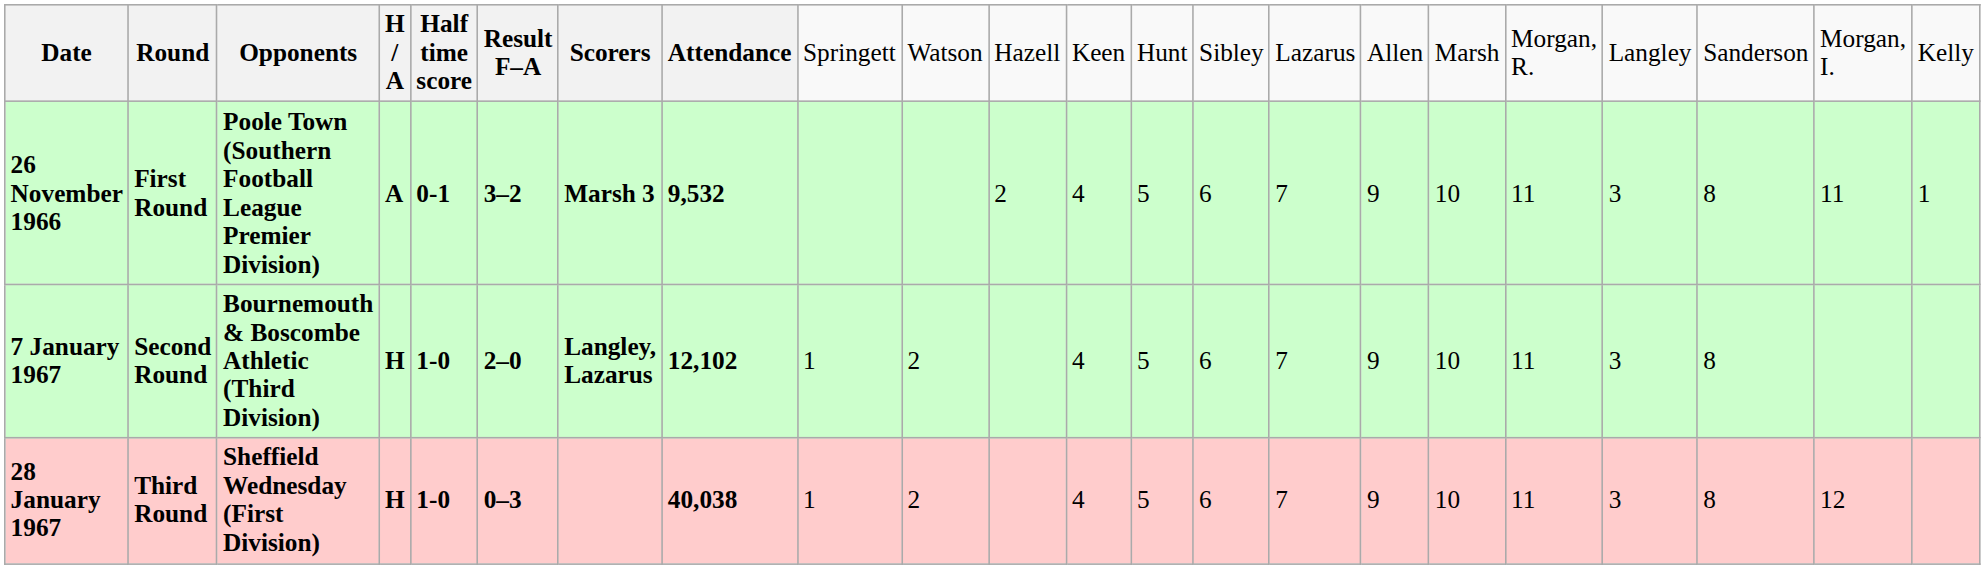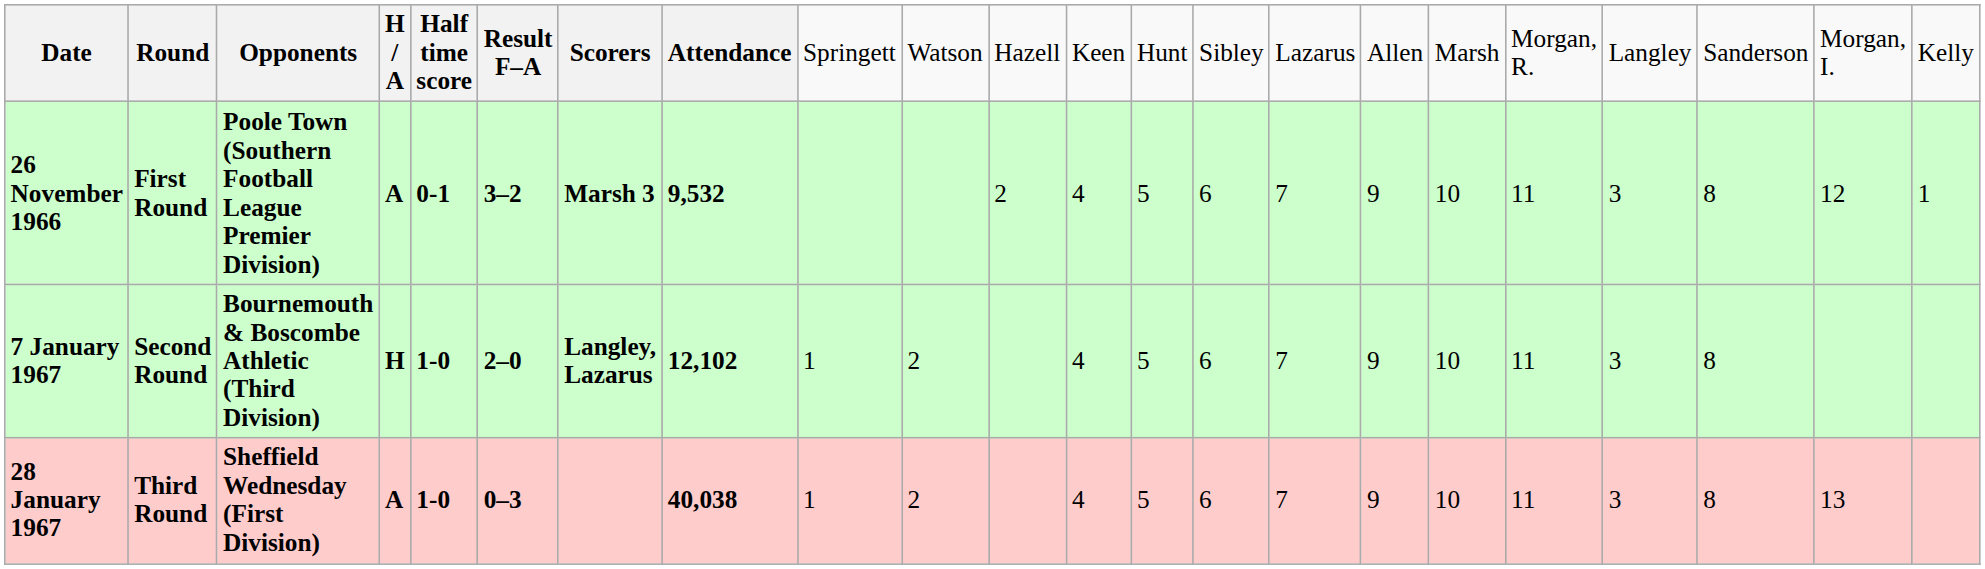(1832, 192) 11 -> (1833, 192) 12
(395, 500) H -> (394, 500) A
(1833, 500) 12 -> (1833, 500) 13
